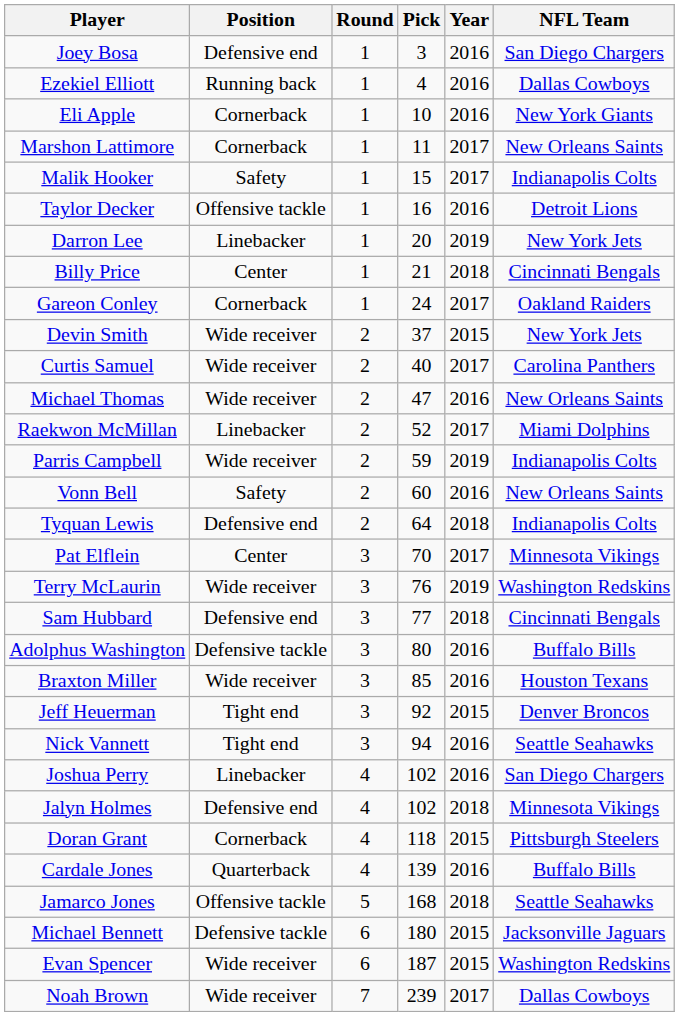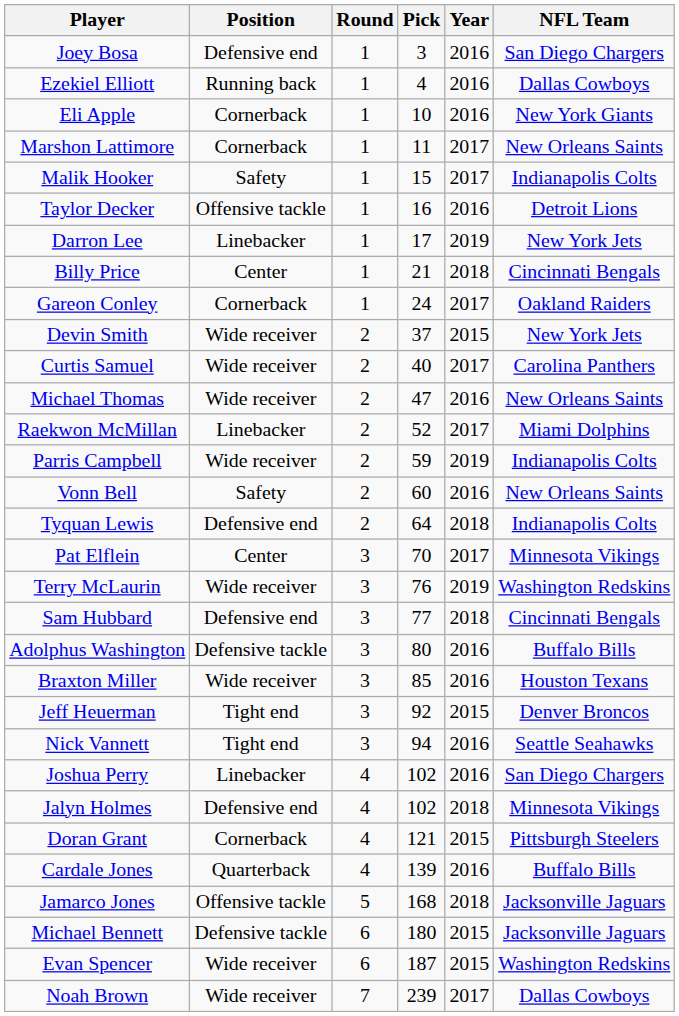(422, 240) 20 -> (422, 240) 17
(422, 838) 118 -> (422, 838) 121
(584, 901) Seattle Seahawks -> (584, 901) Jacksonville Jaguars
